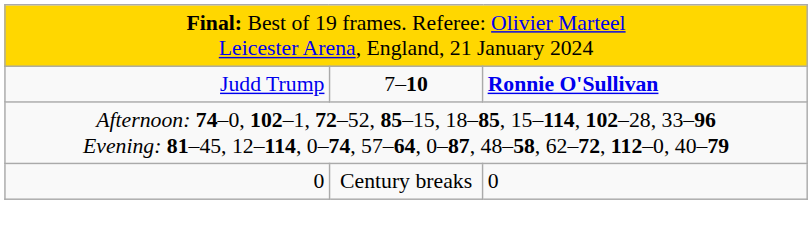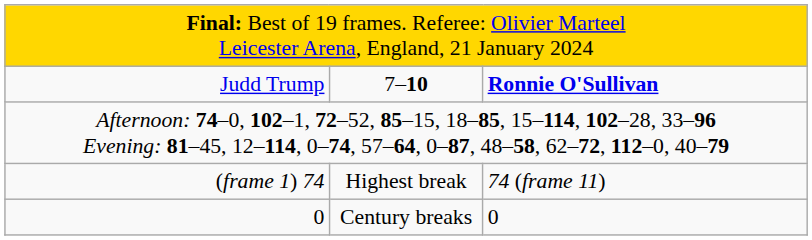+ row: (270, 181)
